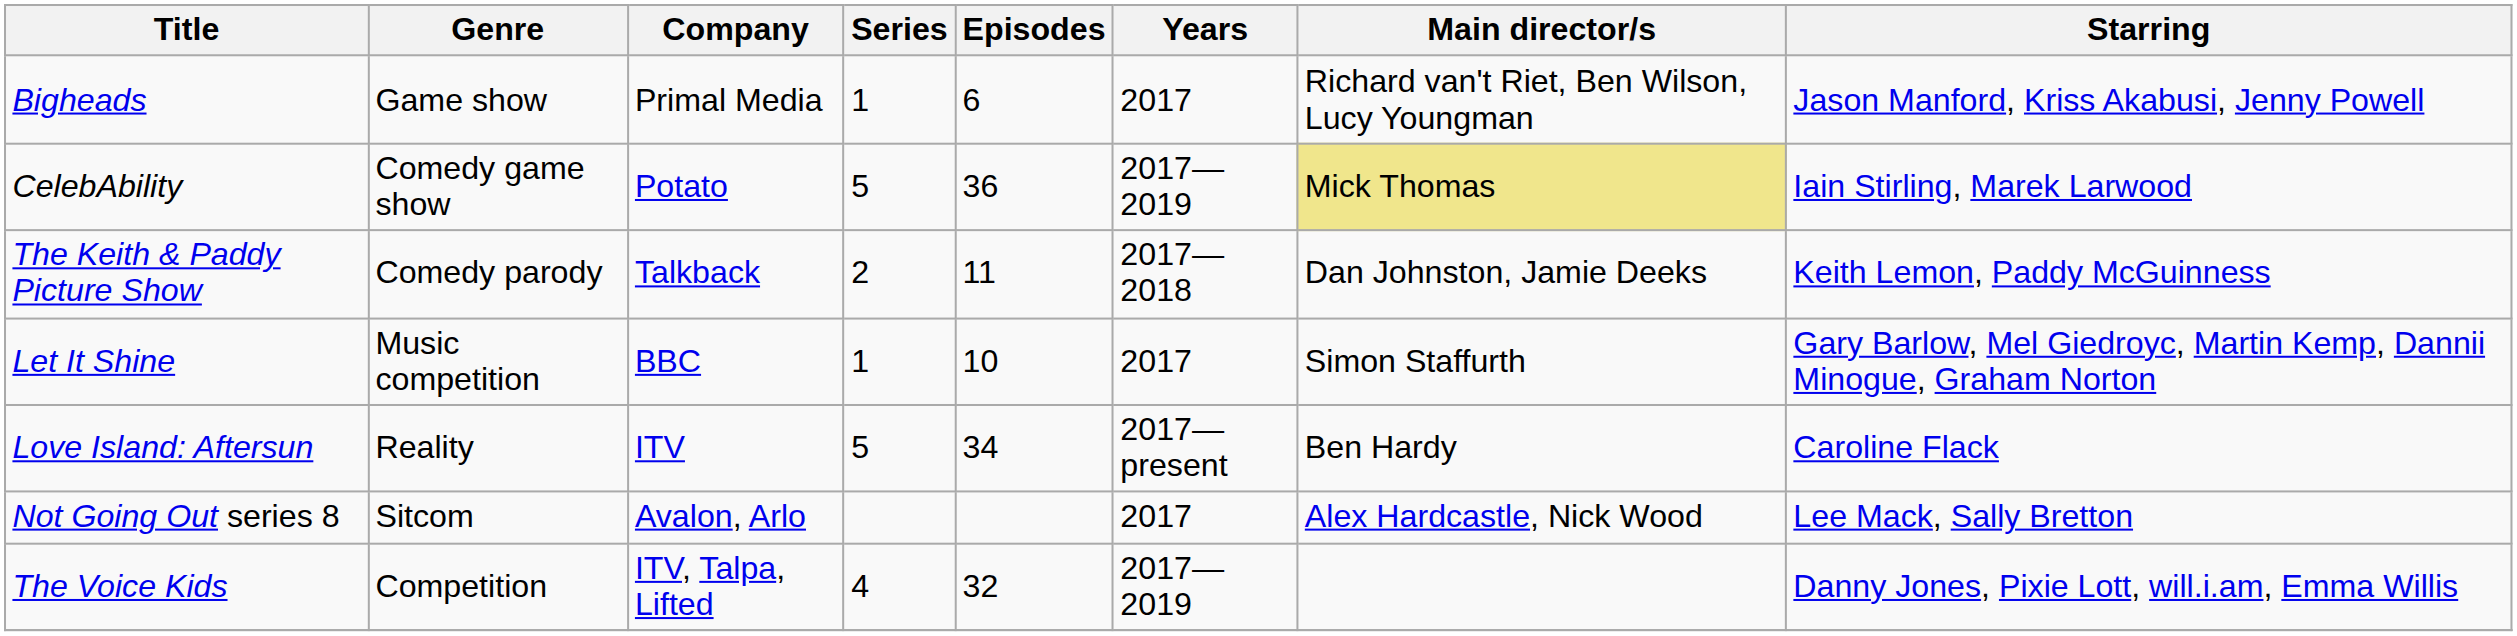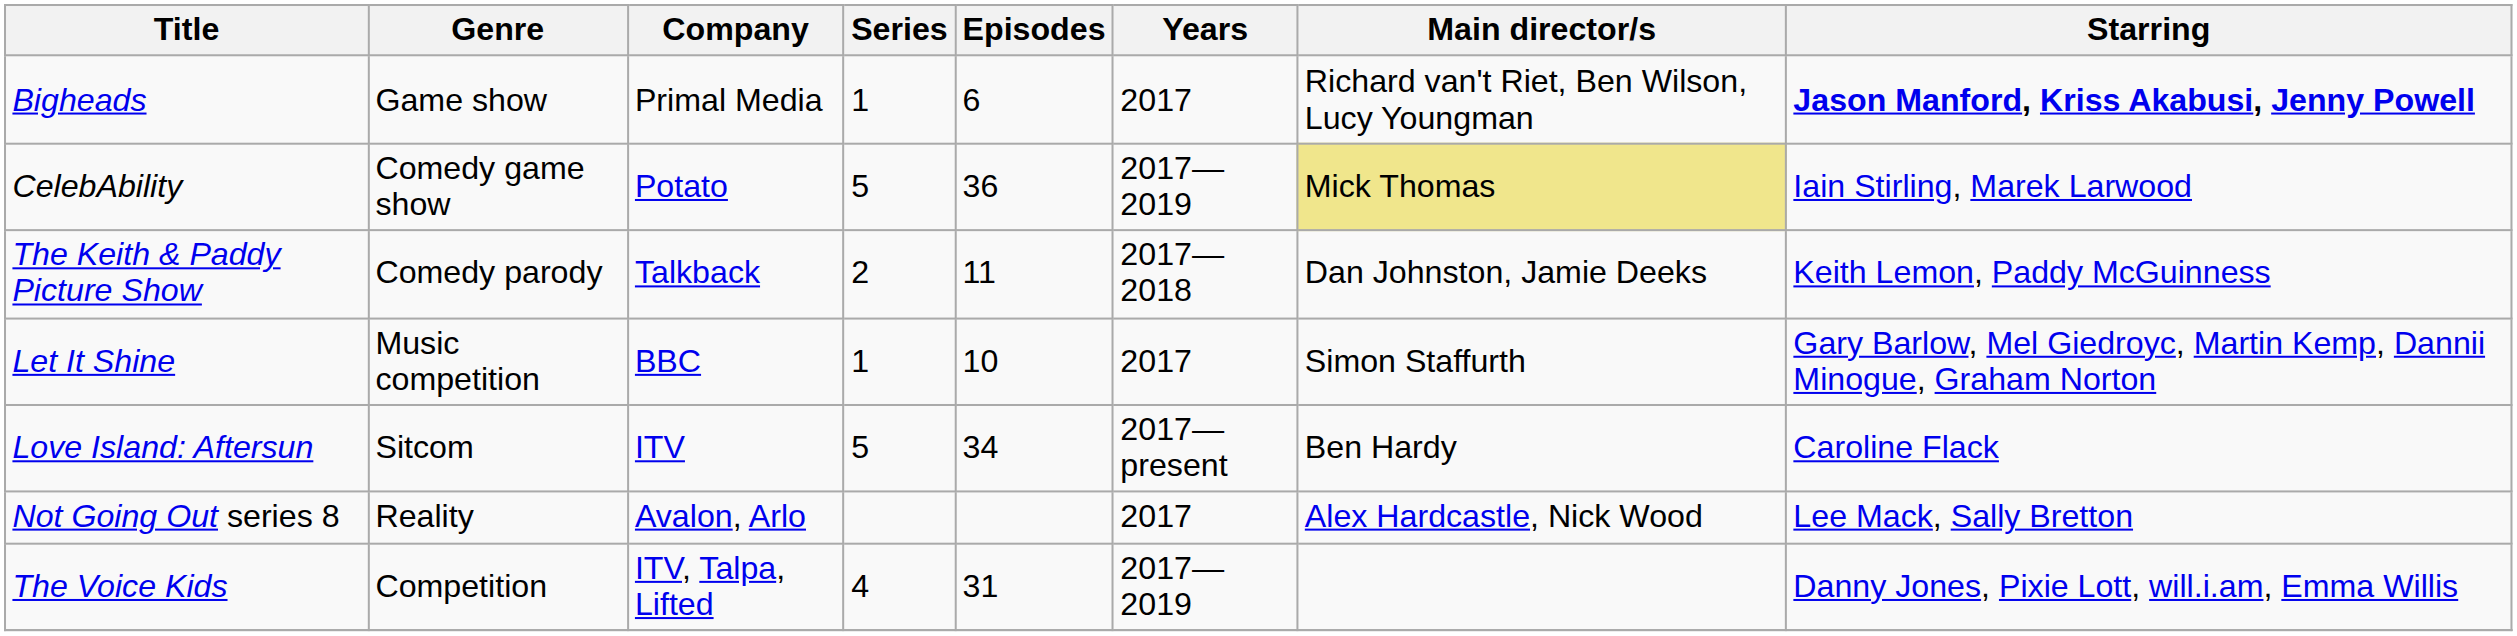(2109, 99) normal -> (2134, 99) bold
(425, 447) Reality -> (425, 447) Sitcom
(425, 516) Sitcom -> (425, 516) Reality
(980, 586) 32 -> (980, 586) 31
